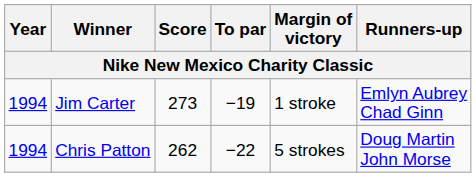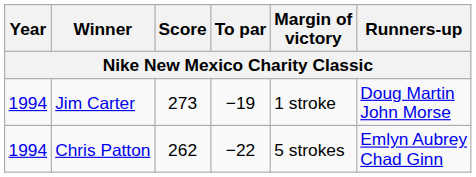(414, 102) Emlyn Aubrey Chad Ginn -> (407, 102) Doug Martin John Morse
(407, 149) Doug Martin John Morse -> (414, 149) Emlyn Aubrey Chad Ginn
